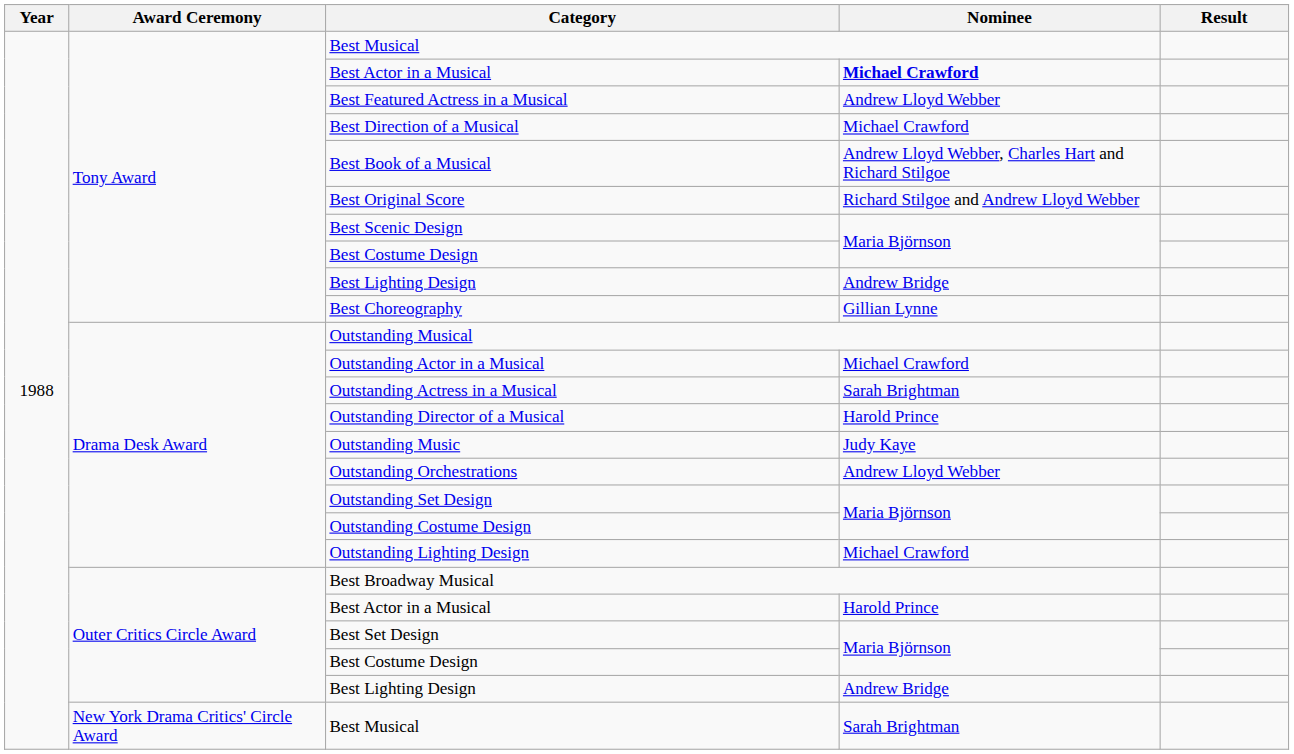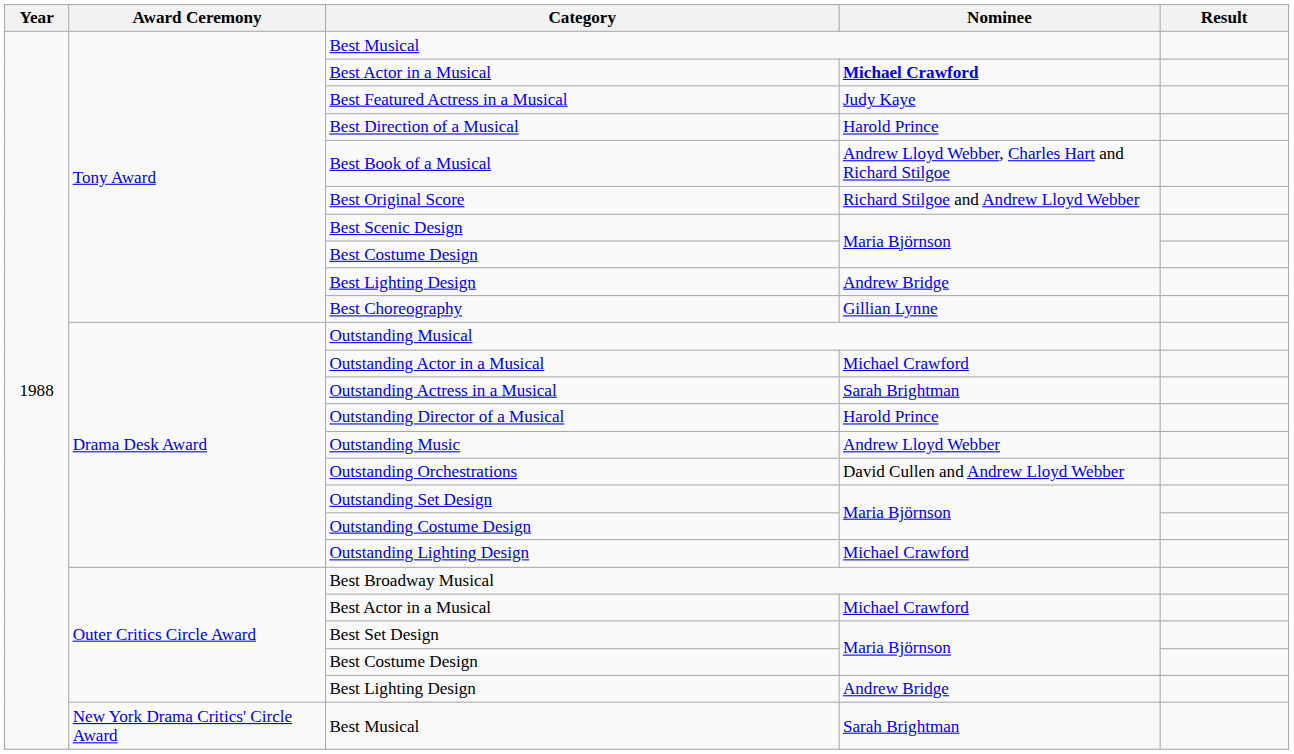(921, 99) Andrew Lloyd Webber -> (879, 99) Judy Kaye
(906, 126) Michael Crawford -> (891, 126) Harold Prince
(879, 444) Judy Kaye -> (921, 444) Andrew Lloyd Webber
(921, 471) Andrew Lloyd Webber -> (984, 471) David Cullen and Andrew Lloyd Webber
(891, 607) Harold Prince -> (906, 607) Michael Crawford
